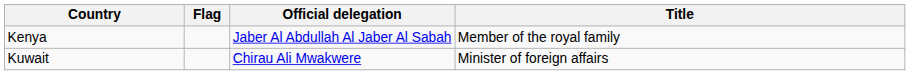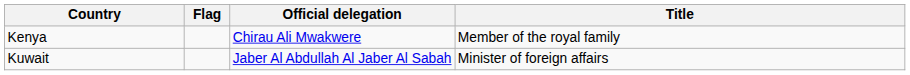(342, 37) Jaber Al Abdullah Al Jaber Al Sabah -> (297, 37) Chirau Ali Mwakwere
(297, 59) Chirau Ali Mwakwere -> (342, 59) Jaber Al Abdullah Al Jaber Al Sabah
